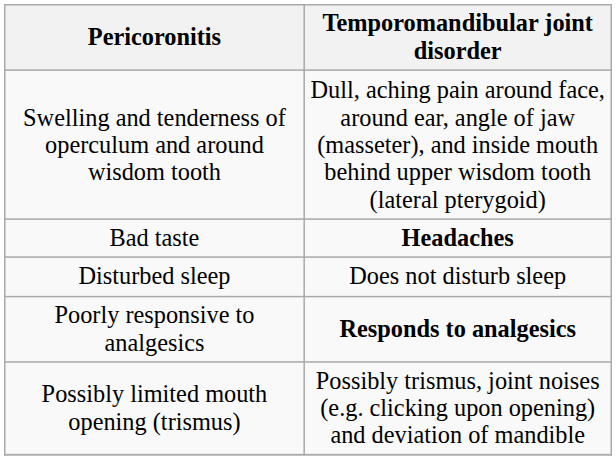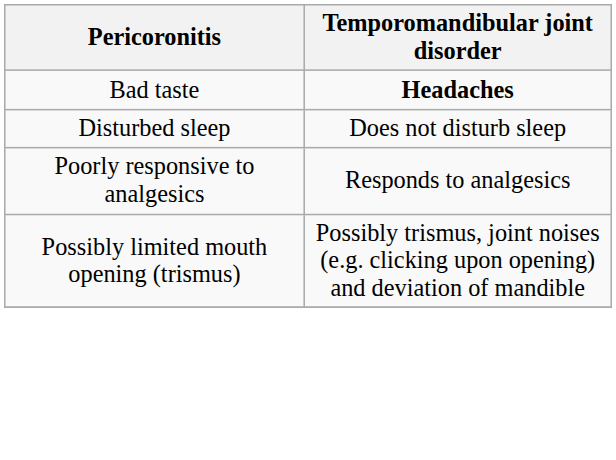- row: (154, 144)
(458, 328) bold -> (458, 180) normal
